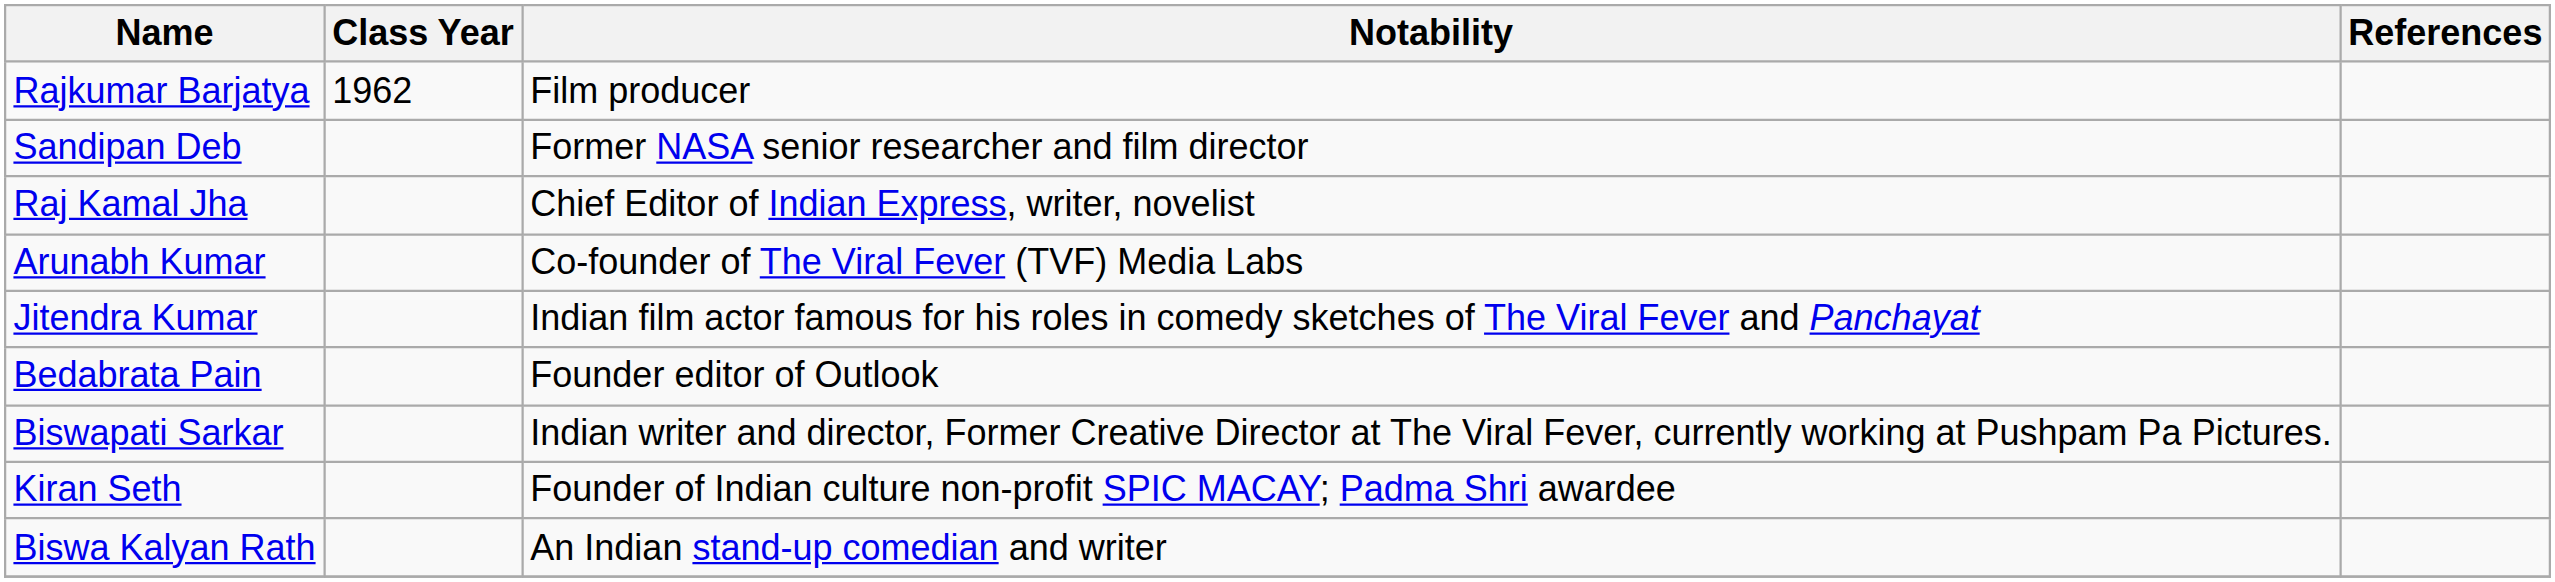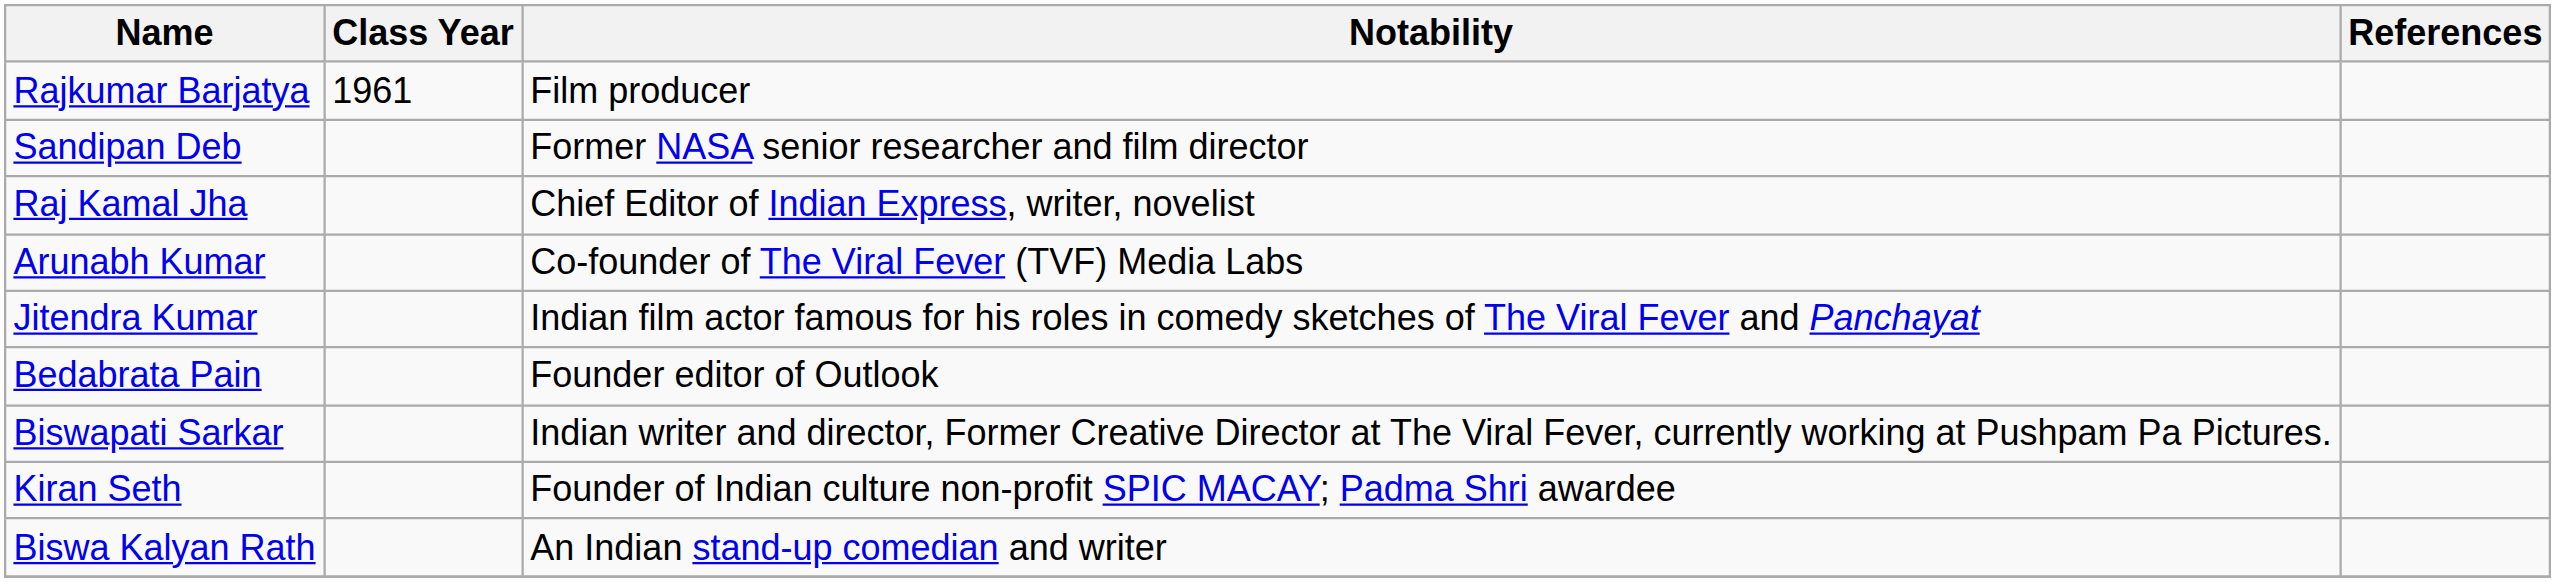(372, 90) 1962 -> (372, 90) 1961
